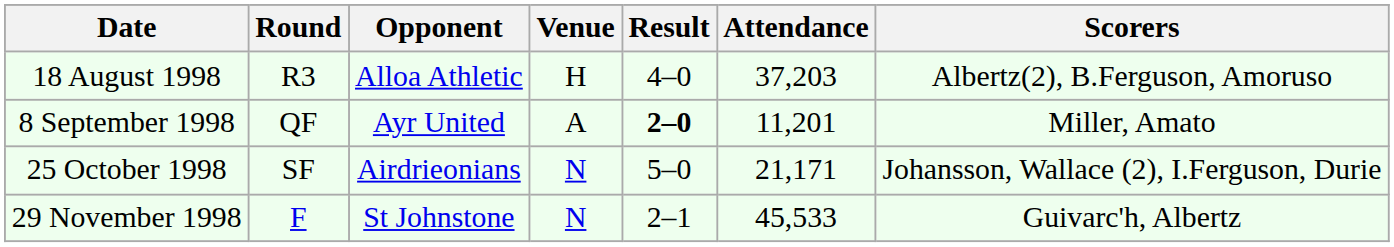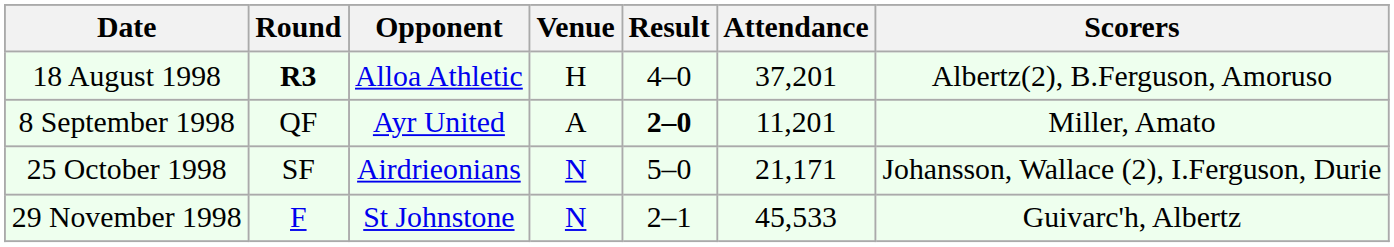(298, 75) normal -> (298, 75) bold
(796, 75) 37,203 -> (796, 75) 37,201
